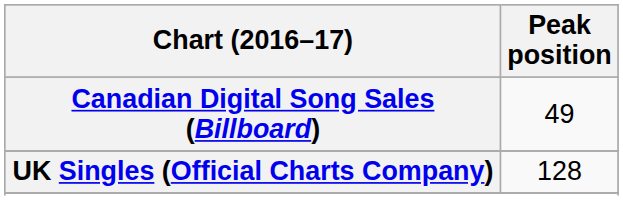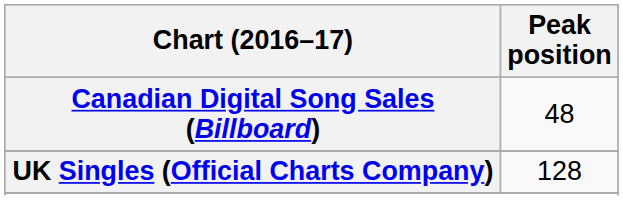(560, 113) 49 -> (560, 113) 48
